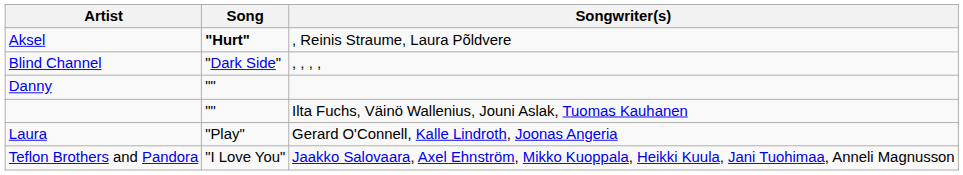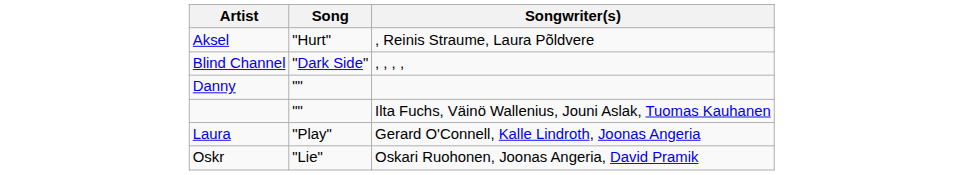(228, 39) bold -> (312, 39) normal
+ row: (208, 157)
- row: (104, 157)
